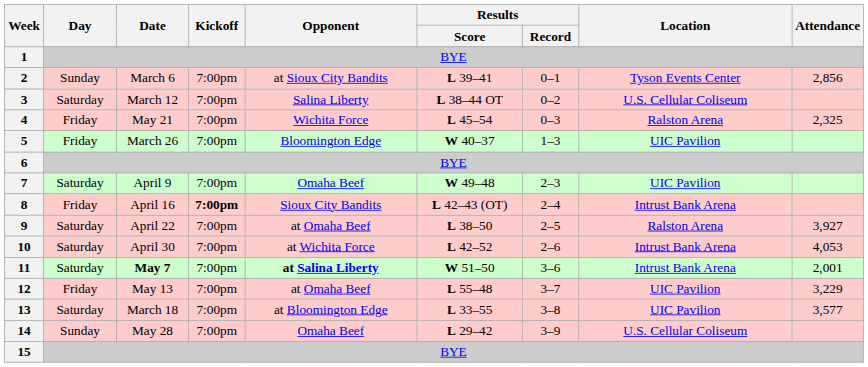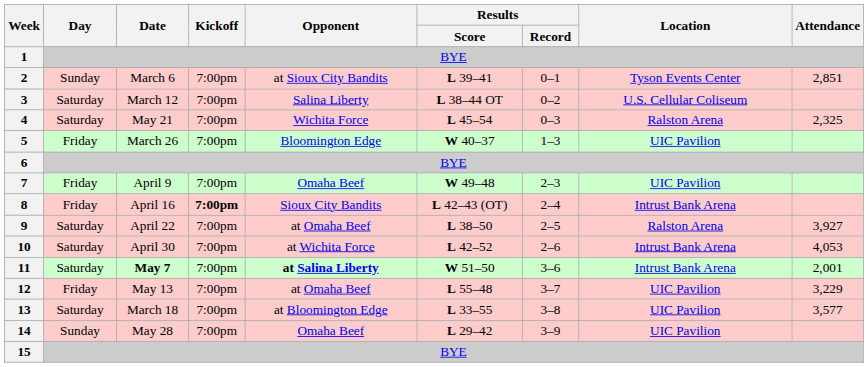(828, 78) 2,856 -> (828, 78) 2,851
(80, 120) Friday -> (80, 120) Saturday
(80, 183) Saturday -> (80, 183) Friday
(685, 330) U.S. Cellular Coliseum -> (685, 330) UIC Pavilion
